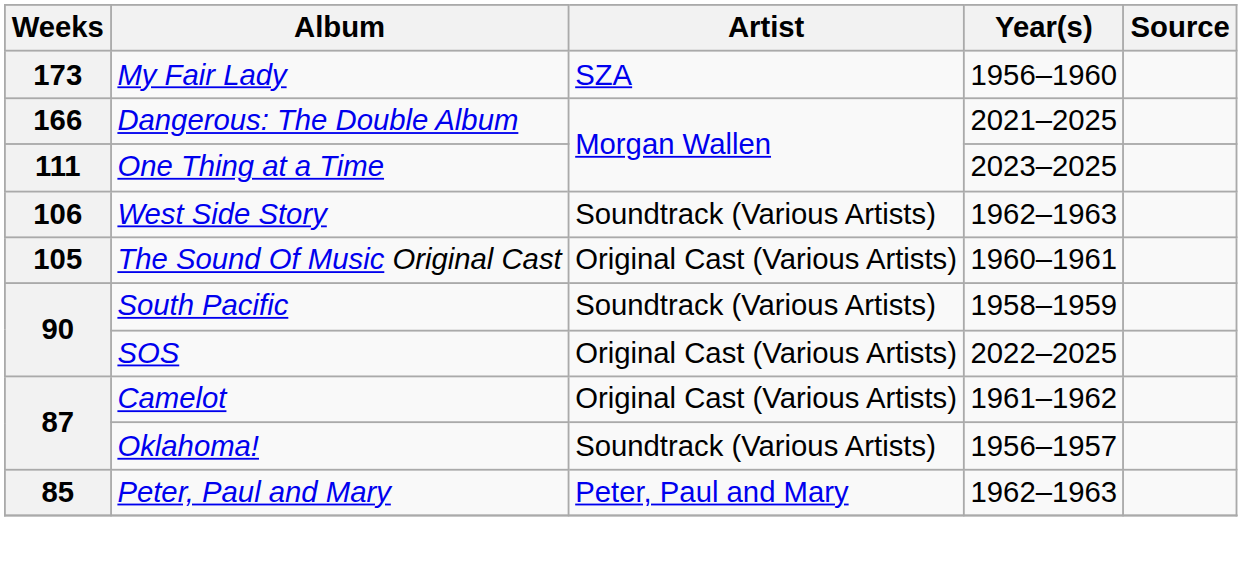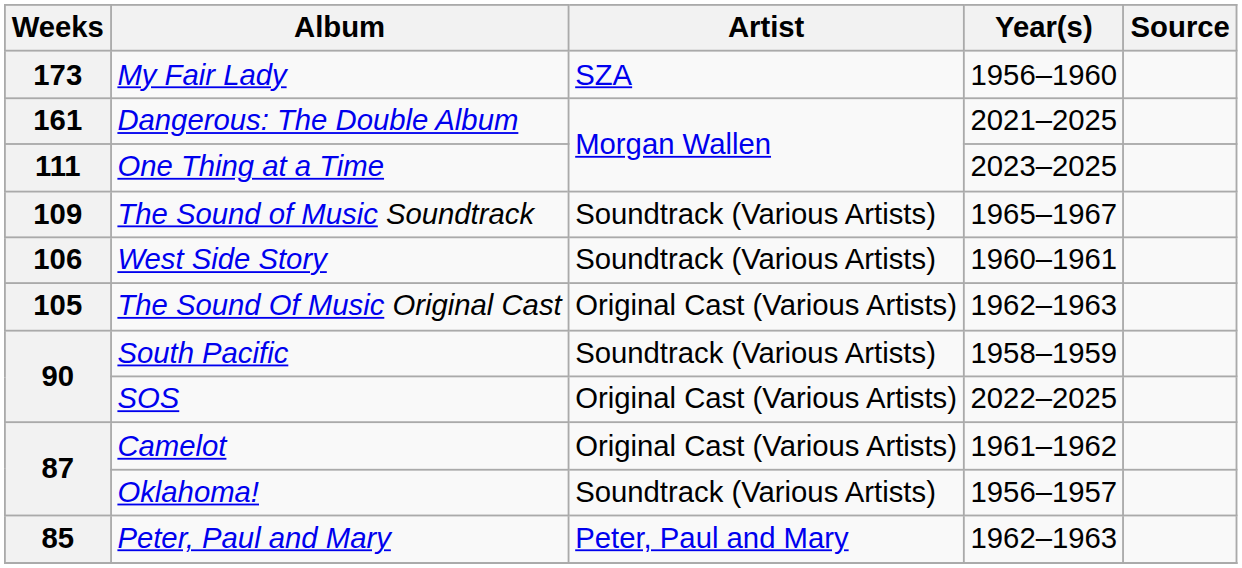(58, 120) 166 -> (58, 120) 161
+ row: (326, 213)
(1044, 213) 1962–1963 -> (1044, 259) 1960–1961
(1044, 259) 1960–1961 -> (1044, 306) 1962–1963
